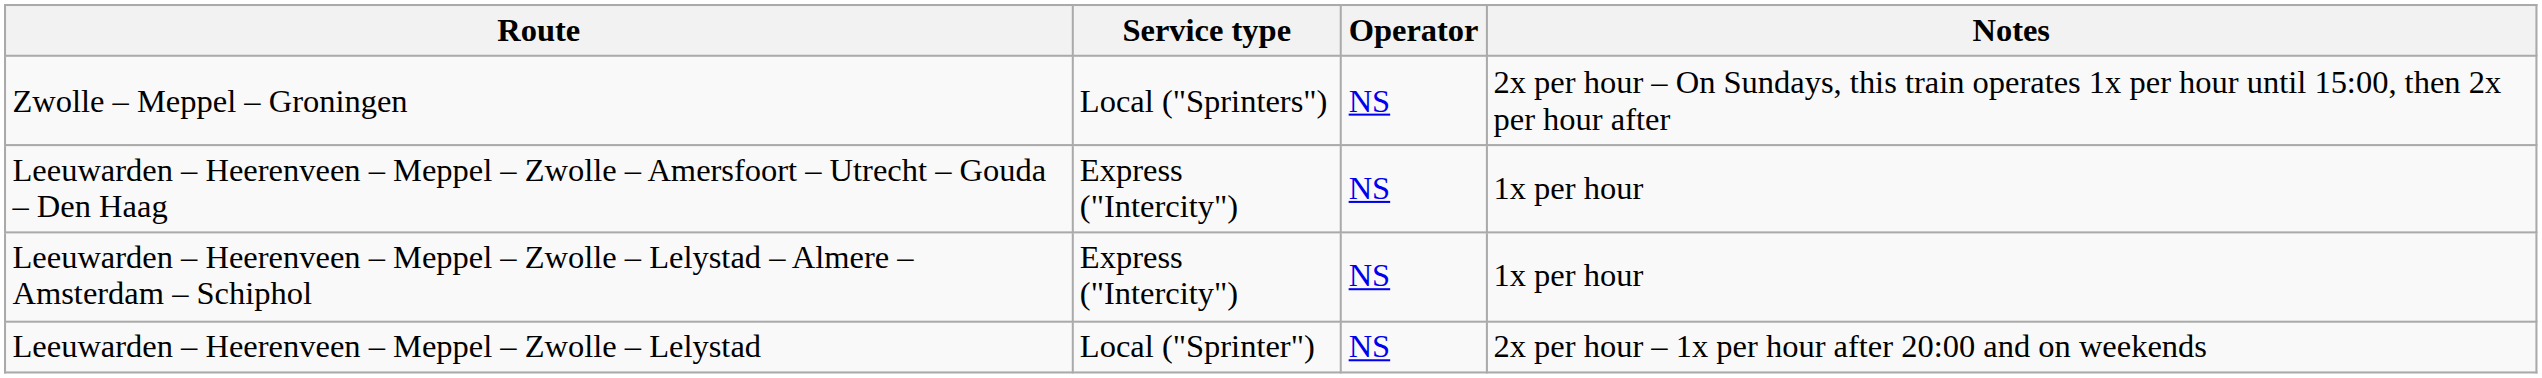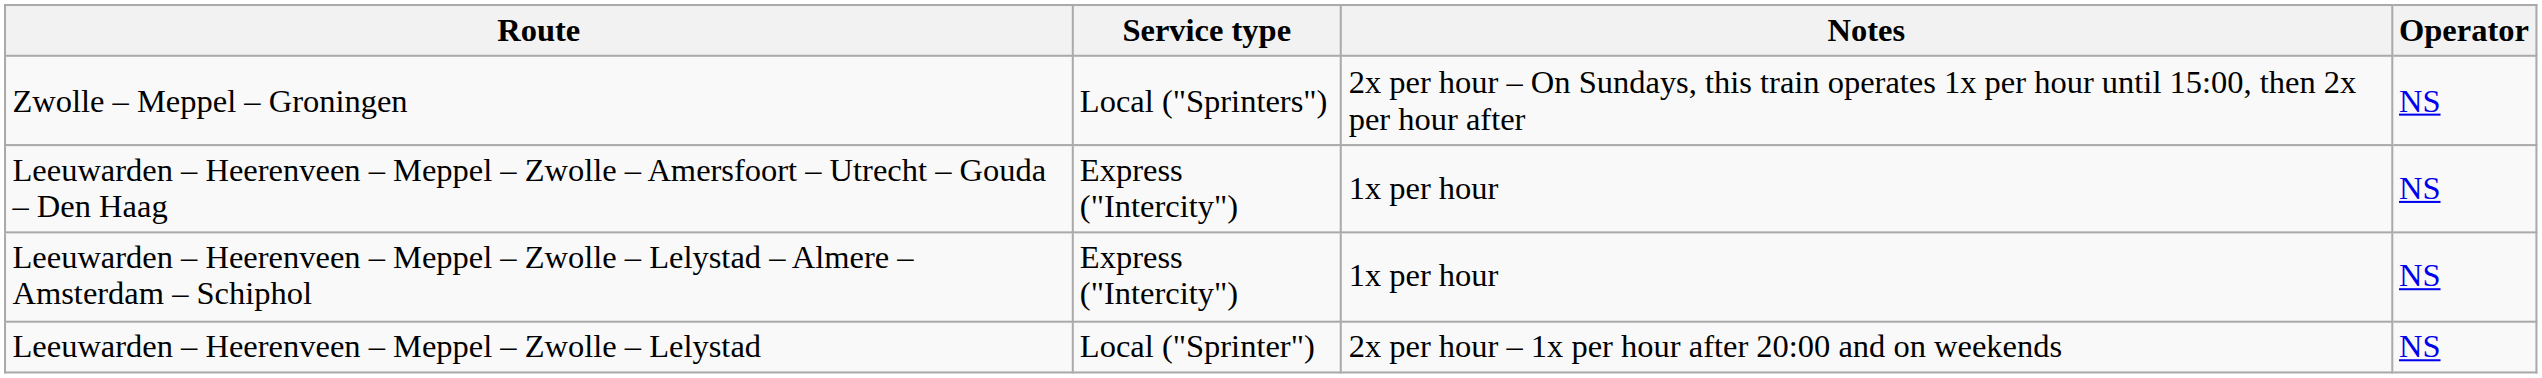columns swapped: (1414, 30) <-> (2011, 30)
